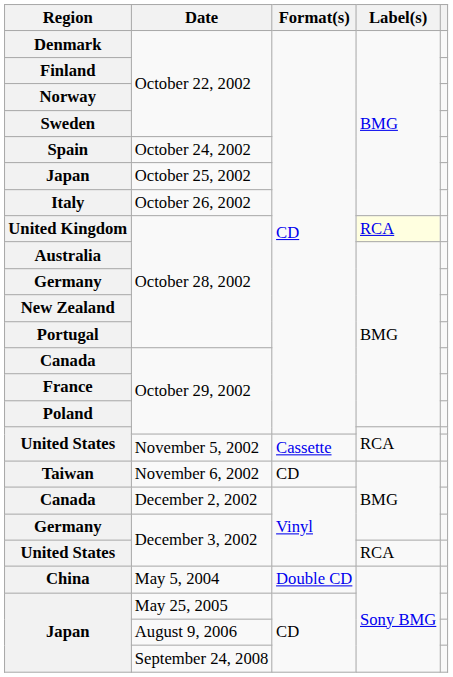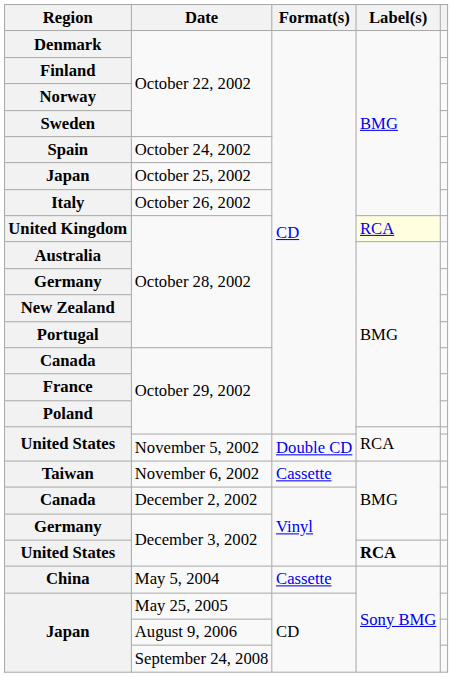(304, 447) Cassette -> (314, 447) Double CD
(288, 473) CD -> (304, 473) Cassette
(377, 553) normal -> (378, 553) bold
(314, 579) Double CD -> (304, 579) Cassette
